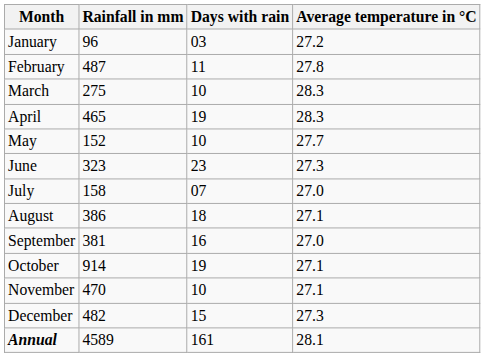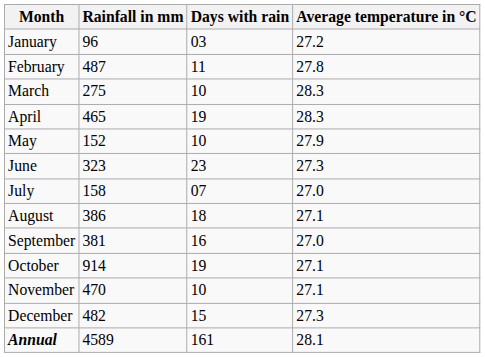(310, 141) 27.7 -> (310, 141) 27.9
